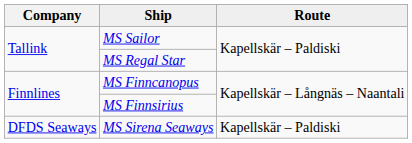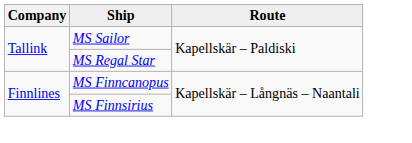- row: (158, 127)
